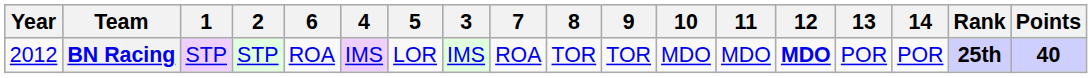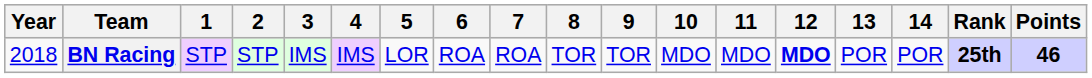columns swapped: (466, 21) <-> (312, 21)
(34, 55) 2012 -> (34, 55) 2018
(1048, 55) 40 -> (1048, 55) 46
